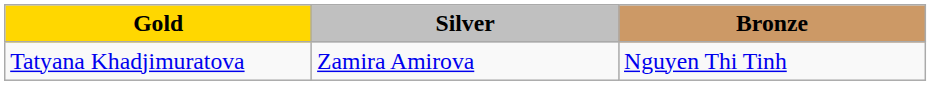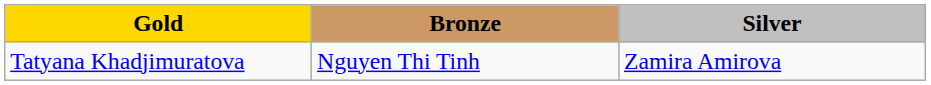columns swapped: (465, 23) <-> (772, 23)
